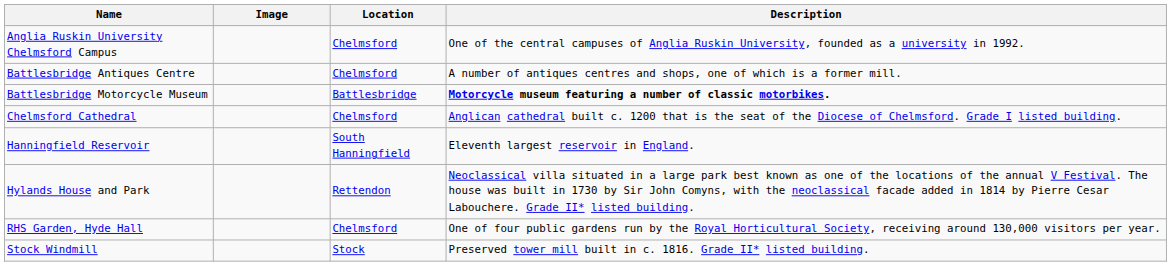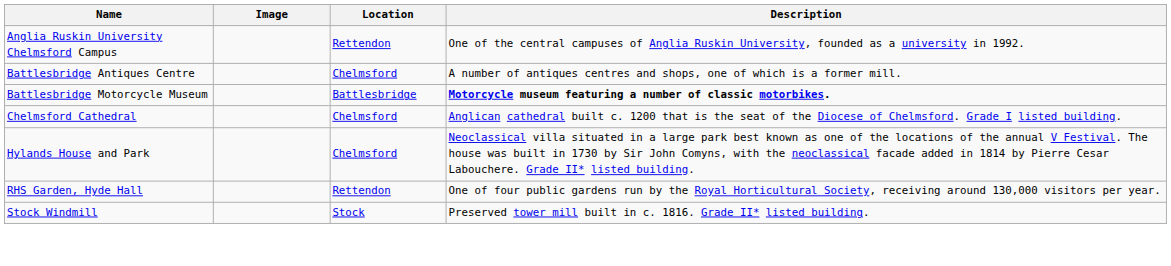(365, 44) Chelmsford -> (362, 44) Rettendon
- row: (78, 145)
(362, 191) Rettendon -> (365, 153) Chelmsford
(365, 228) Chelmsford -> (362, 191) Rettendon
